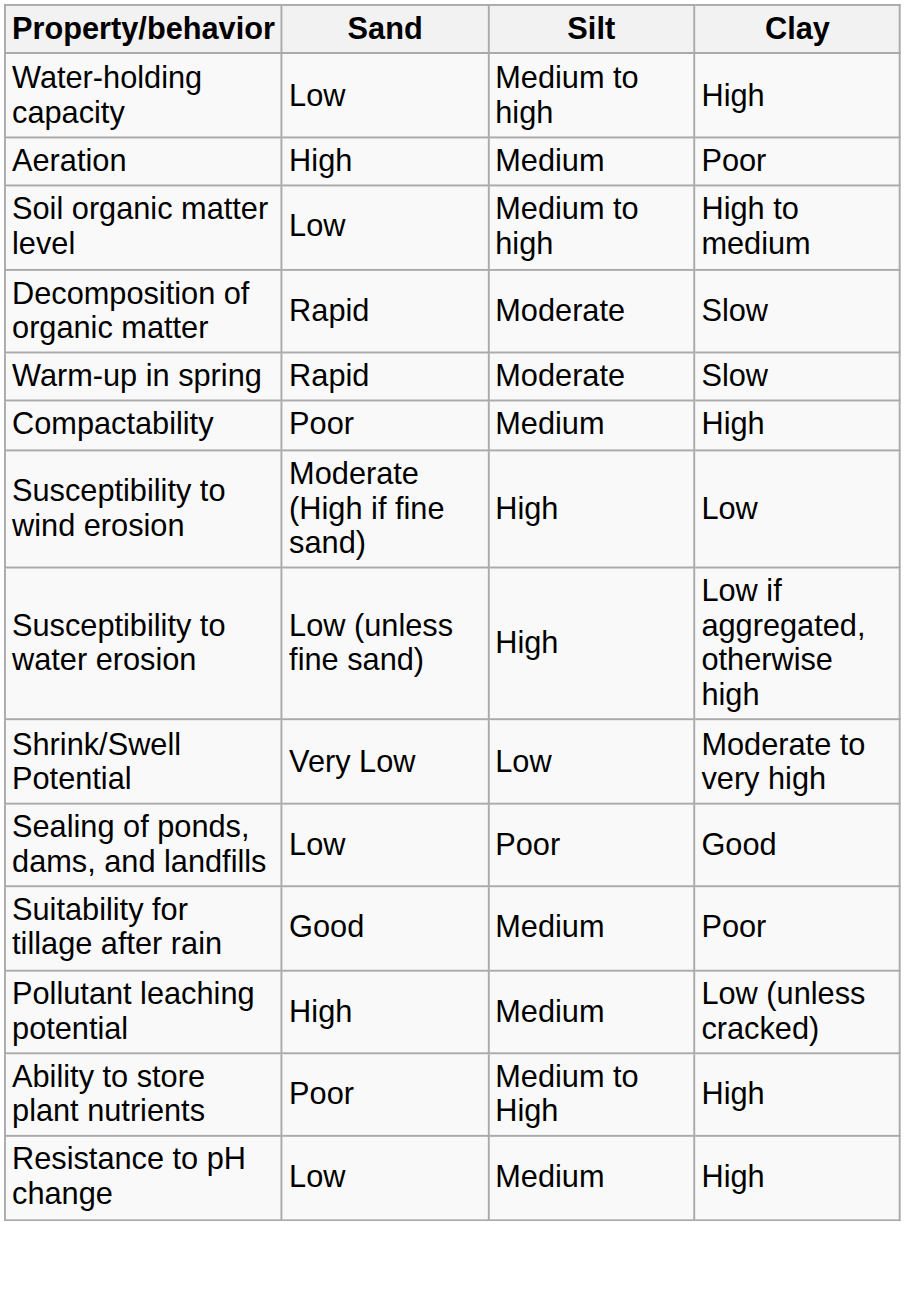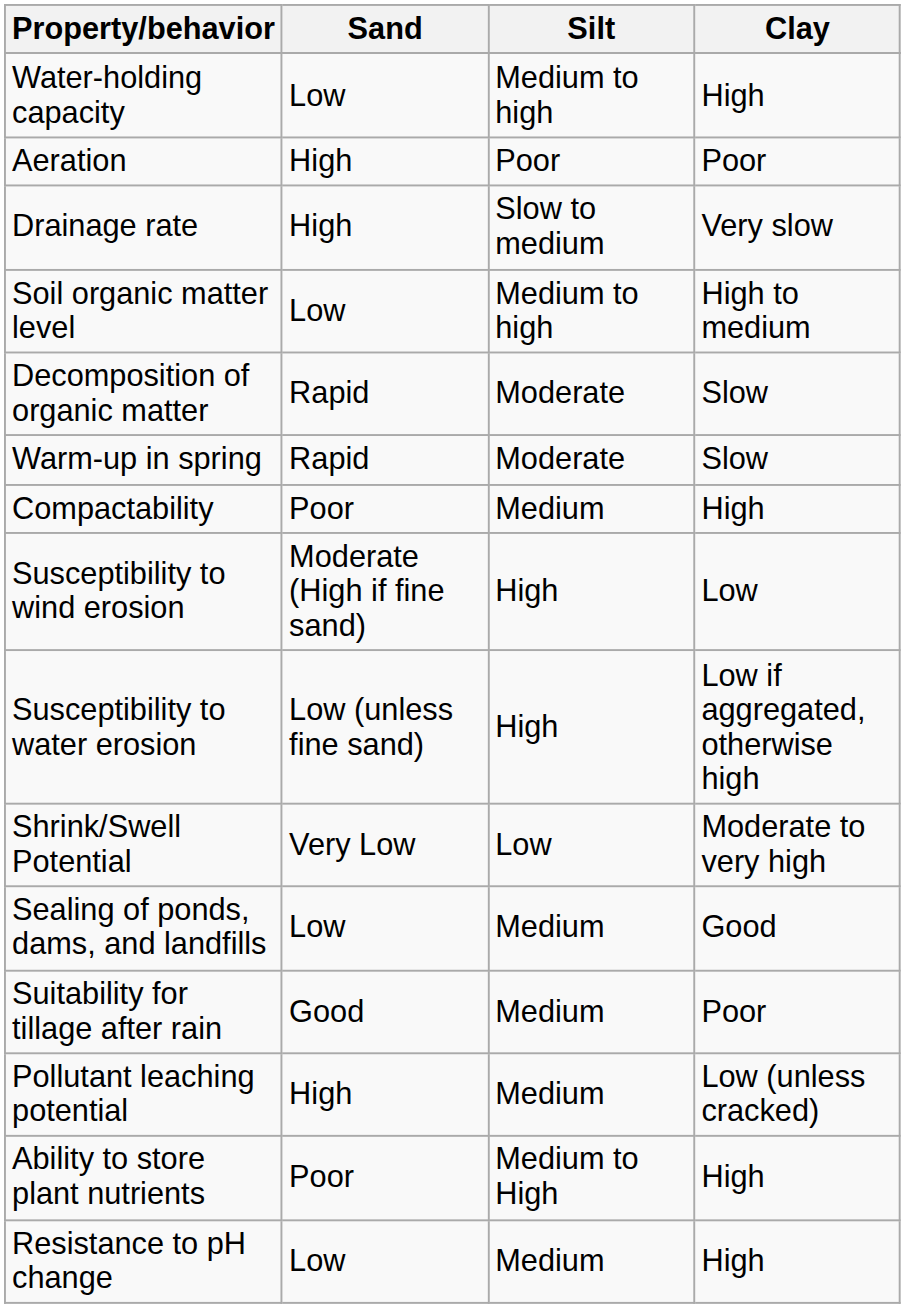(550, 160) Medium -> (528, 160) Poor
+ row: (105, 226)
(528, 844) Poor -> (550, 927) Medium
